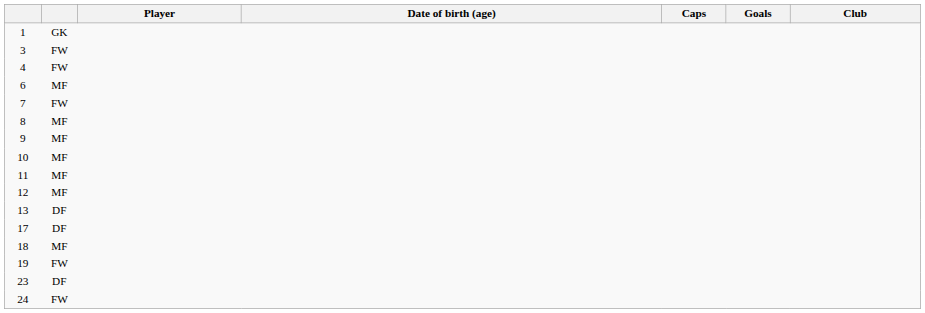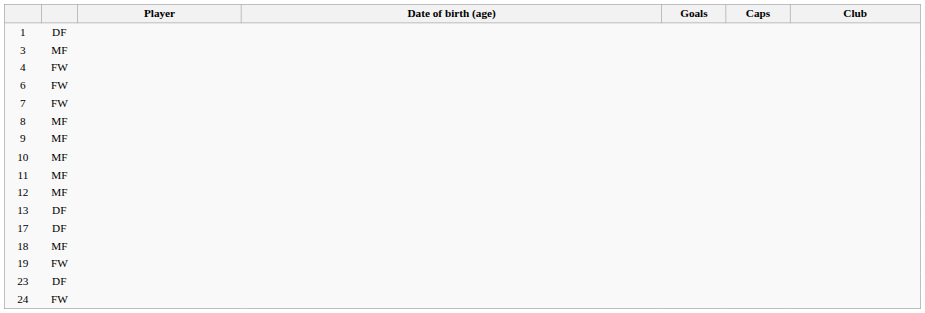columns swapped: (694, 13) <-> (758, 13)
(59, 32) GK -> (59, 32) DF
(59, 50) FW -> (59, 50) MF
(59, 85) MF -> (59, 85) FW
